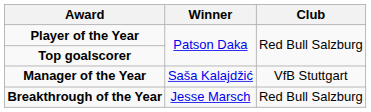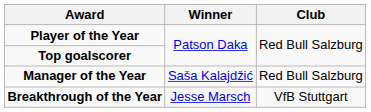(311, 76) VfB Stuttgart -> (311, 76) Red Bull Salzburg
(311, 96) Red Bull Salzburg -> (311, 96) VfB Stuttgart
